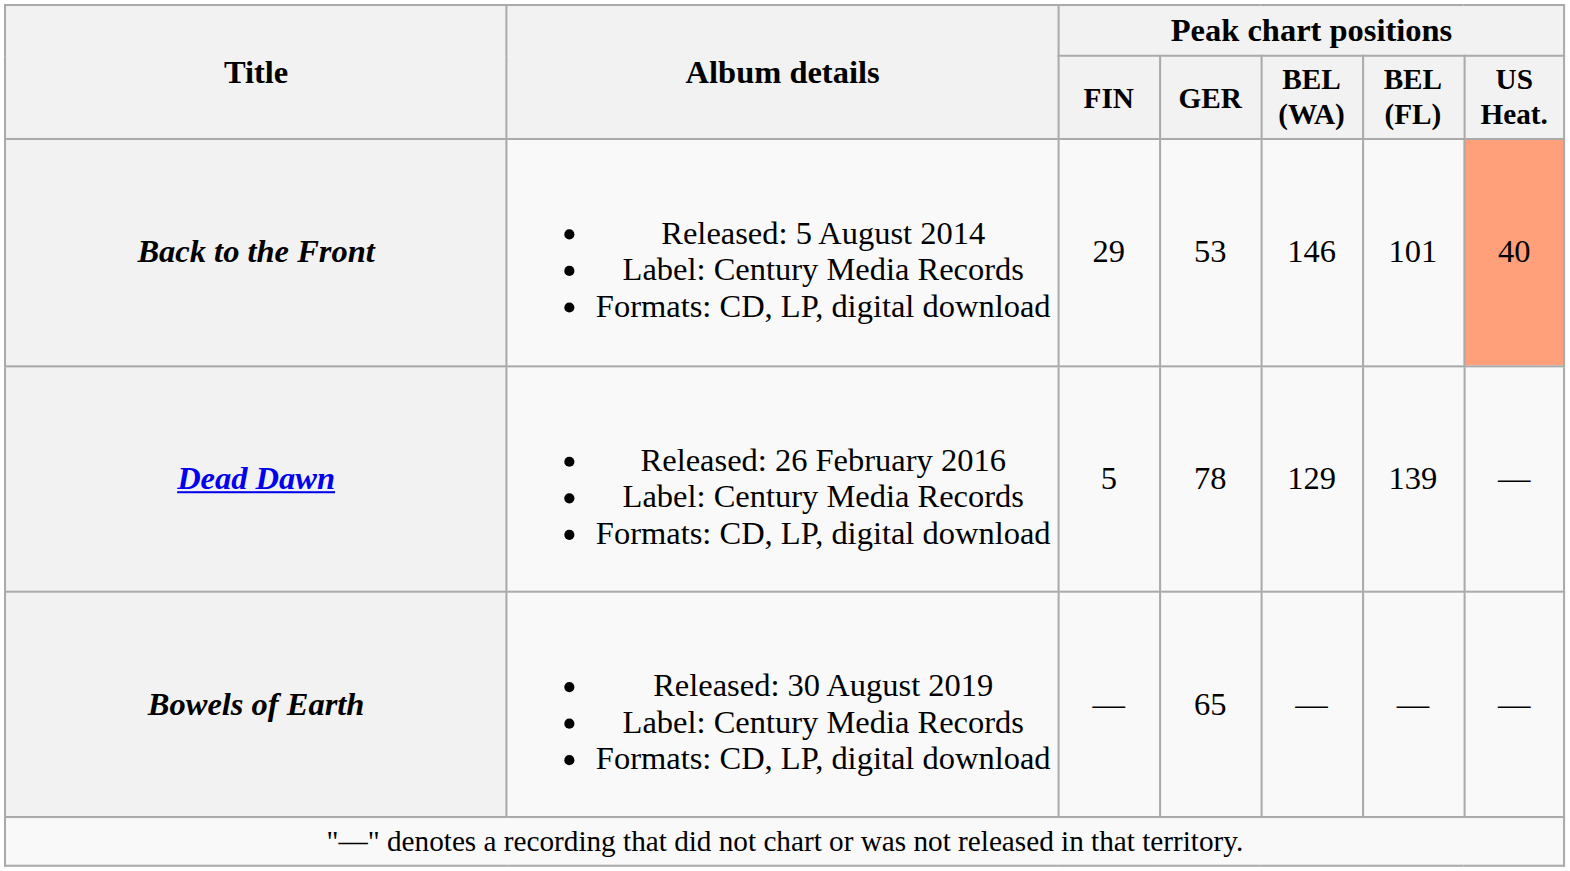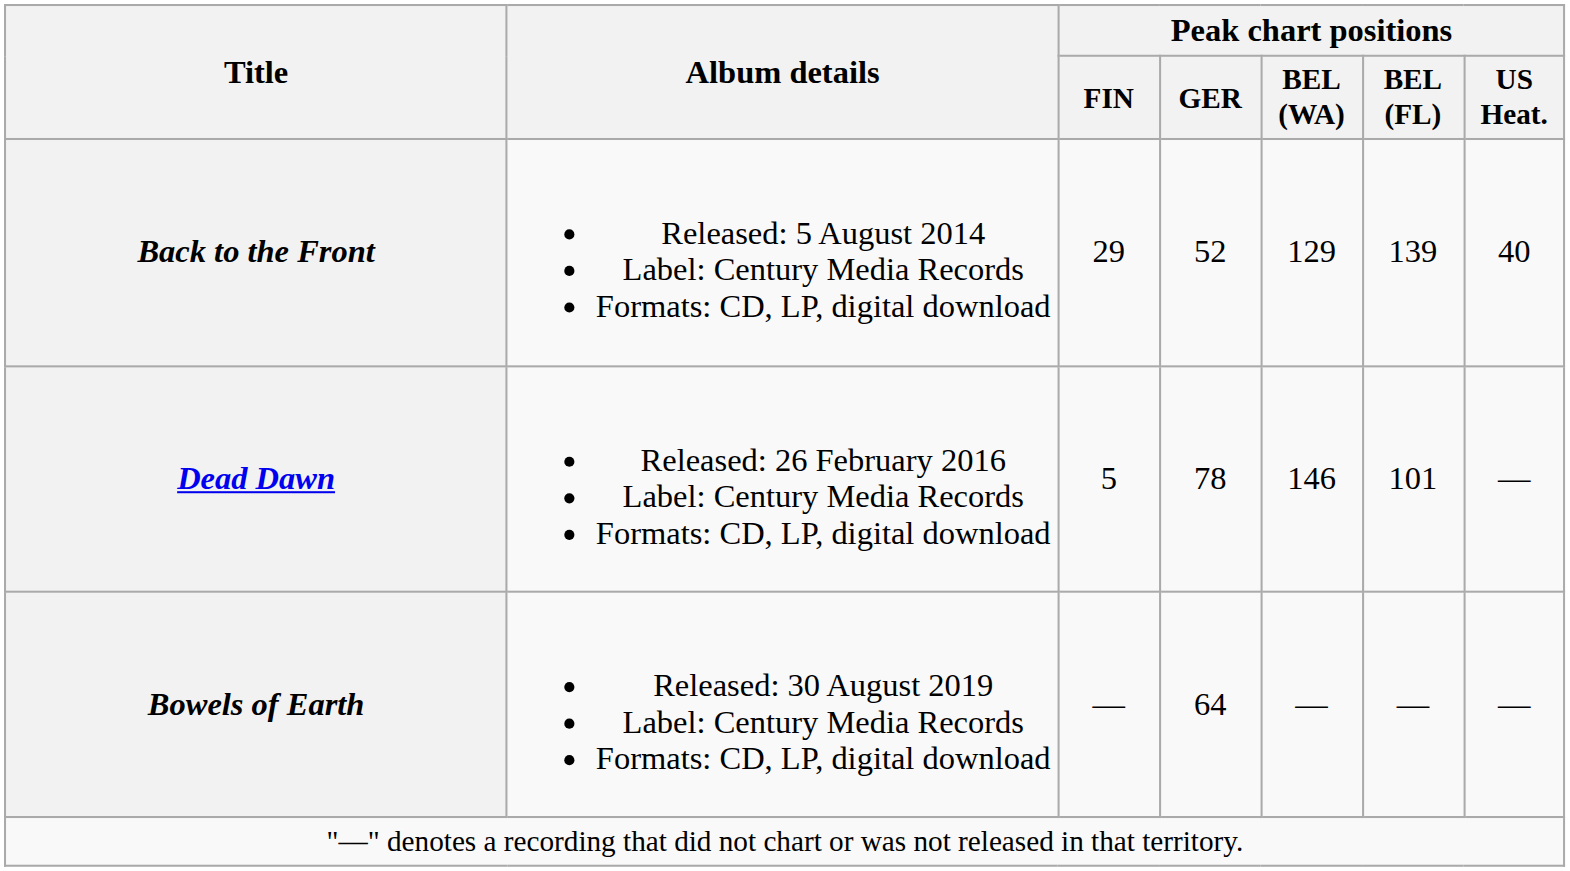(1210, 251) 53 -> (1210, 251) 52
(1312, 251) 146 -> (1312, 251) 129
(1413, 251) 101 -> (1413, 251) 139
(1514, 251) lightsalmon background -> (1514, 251) no background
(1312, 477) 129 -> (1312, 477) 146
(1413, 477) 139 -> (1413, 477) 101
(1210, 703) 65 -> (1210, 703) 64
